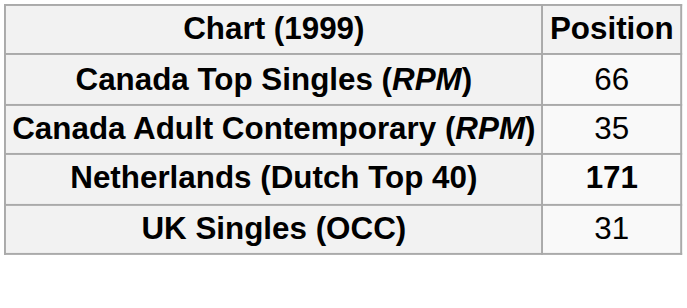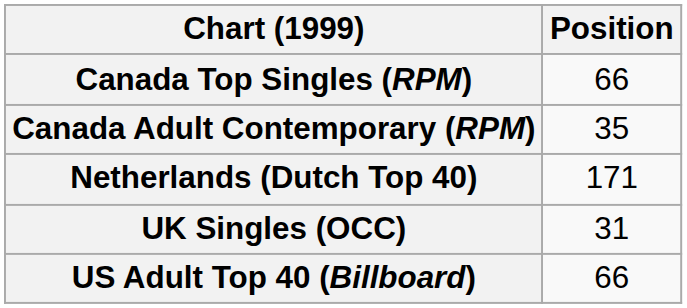(612, 178) bold -> (612, 178) normal
+ row: (274, 278)
